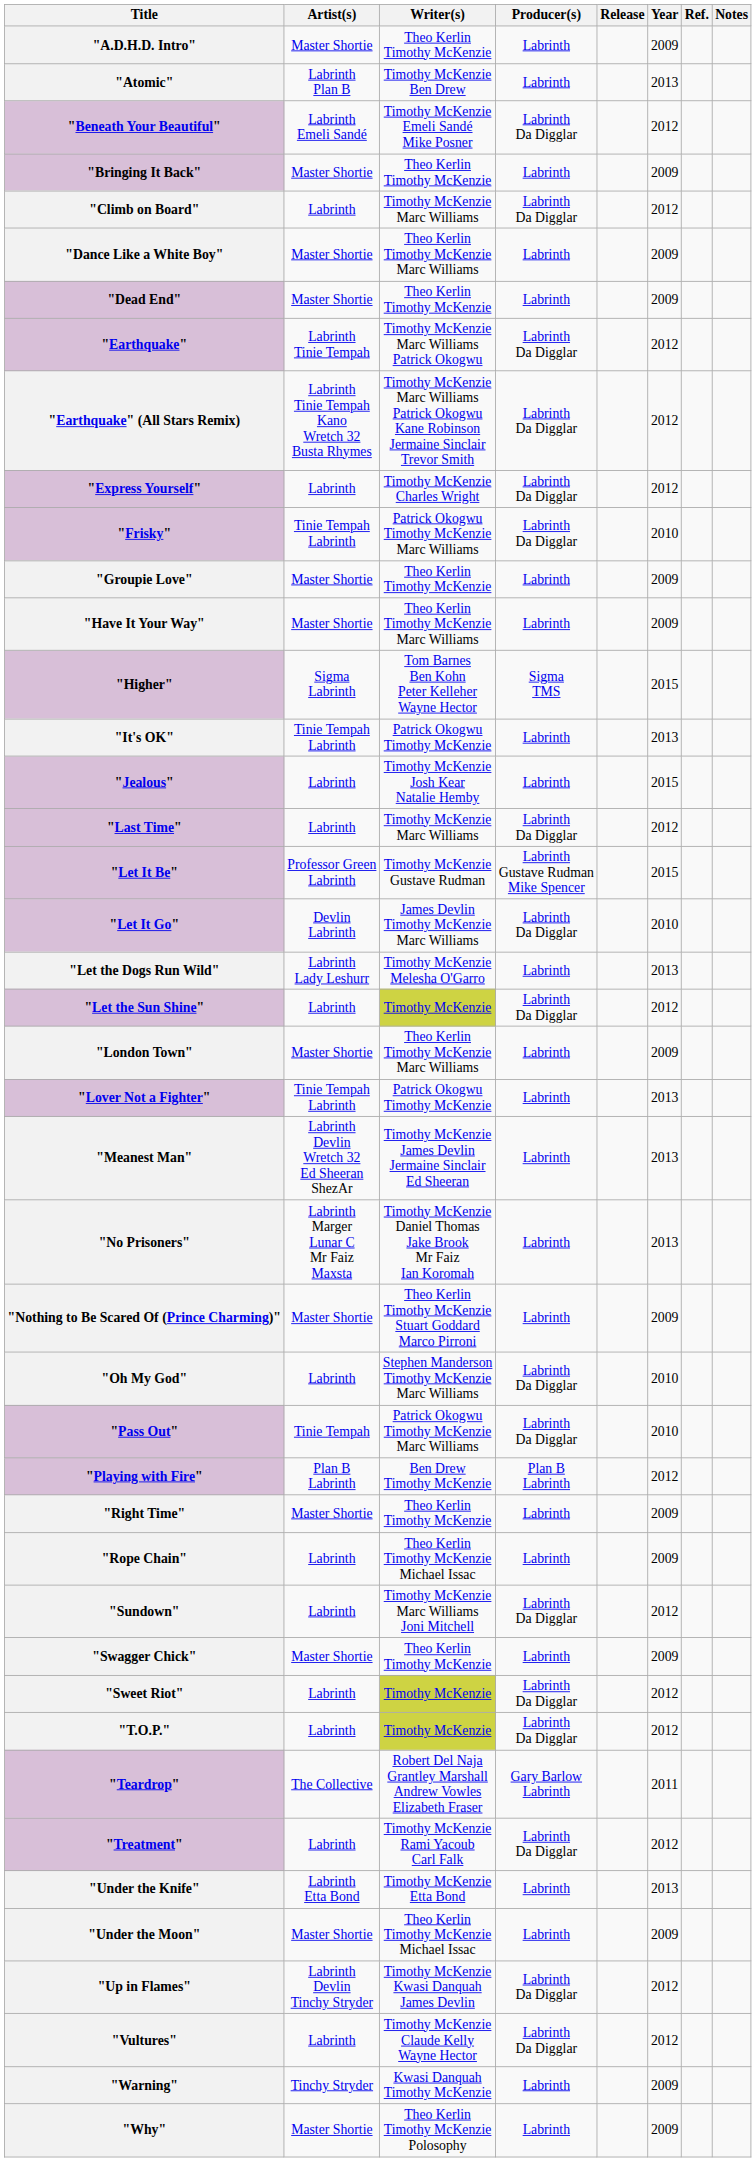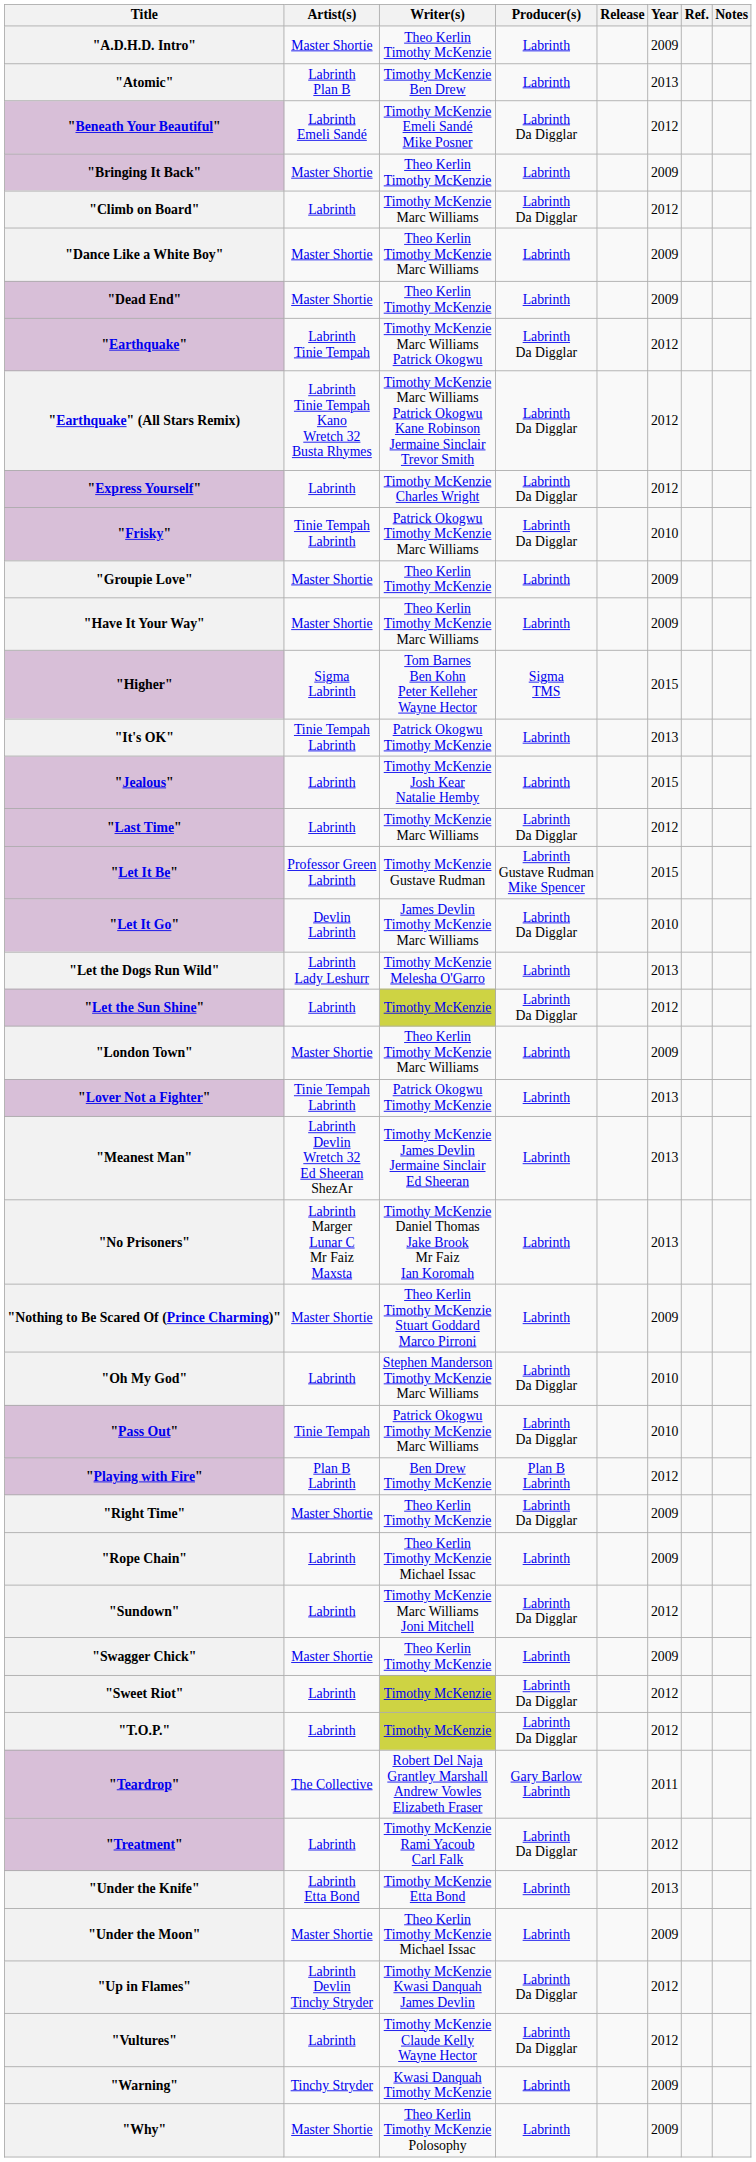(546, 1513) Labrinth -> (546, 1513) Labrinth Da Digglar
